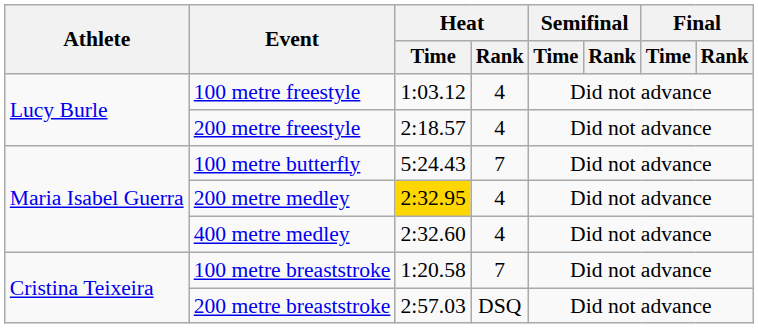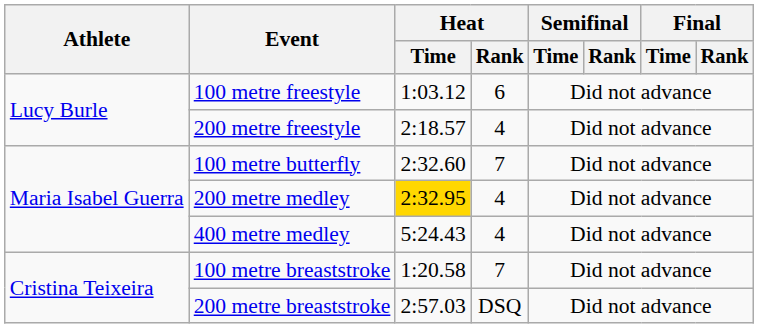(500, 92) 4 -> (500, 92) 6
(433, 163) 5:24.43 -> (433, 163) 2:32.60
(433, 234) 2:32.60 -> (433, 234) 5:24.43
